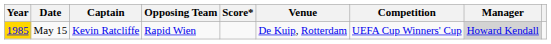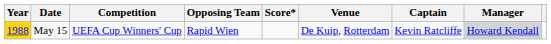columns swapped: (407, 13) <-> (106, 13)
(18, 30) 1985 -> (18, 30) 1988
